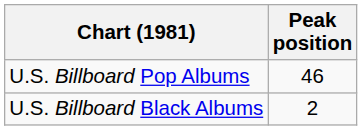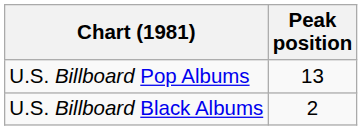(312, 76) 46 -> (312, 76) 13
